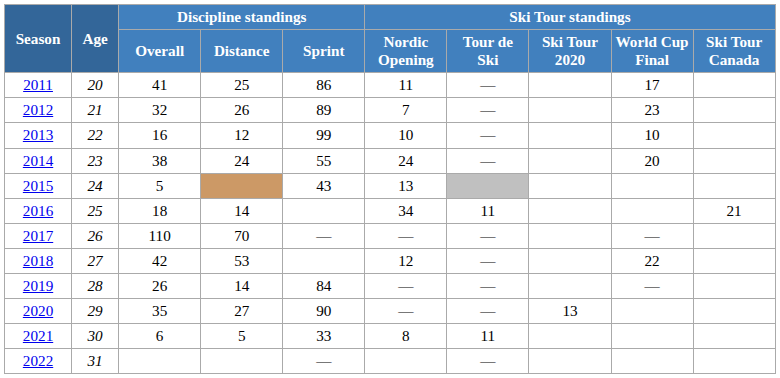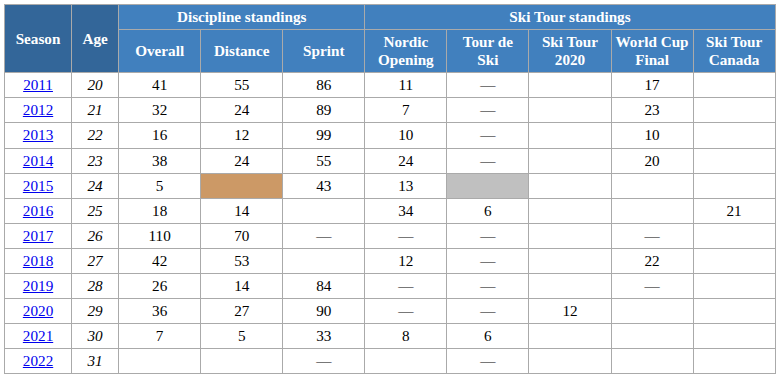(242, 85) 25 -> (242, 85) 55
(242, 110) 26 -> (242, 110) 24
(488, 210) 11 -> (488, 210) 6
(160, 310) 35 -> (160, 310) 36
(570, 310) 13 -> (570, 310) 12
(160, 335) 6 -> (160, 335) 7
(488, 335) 11 -> (488, 335) 6
